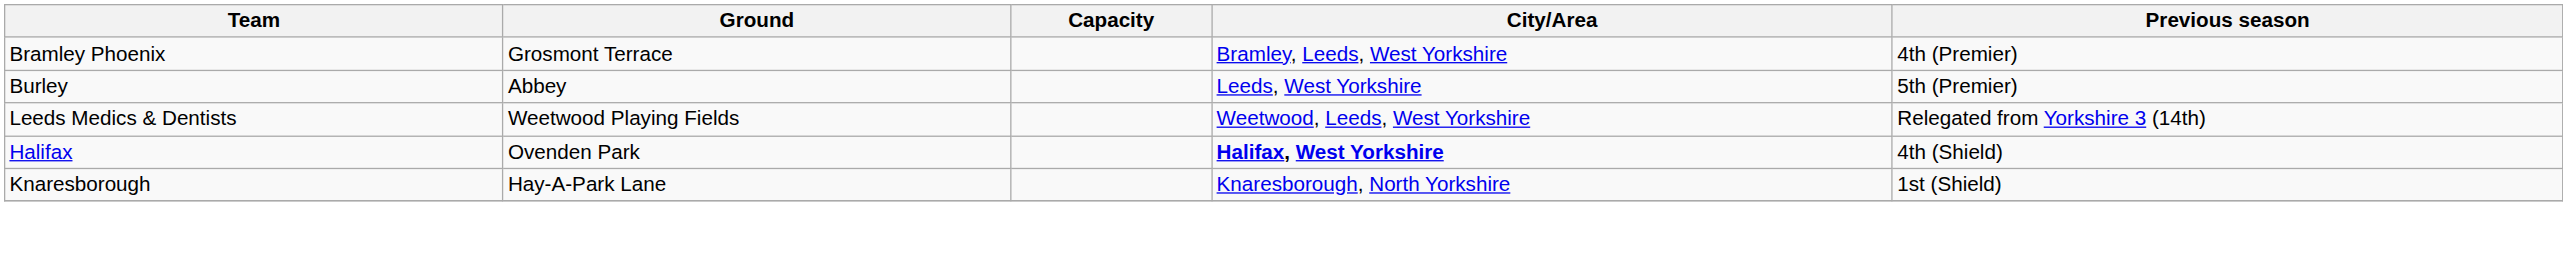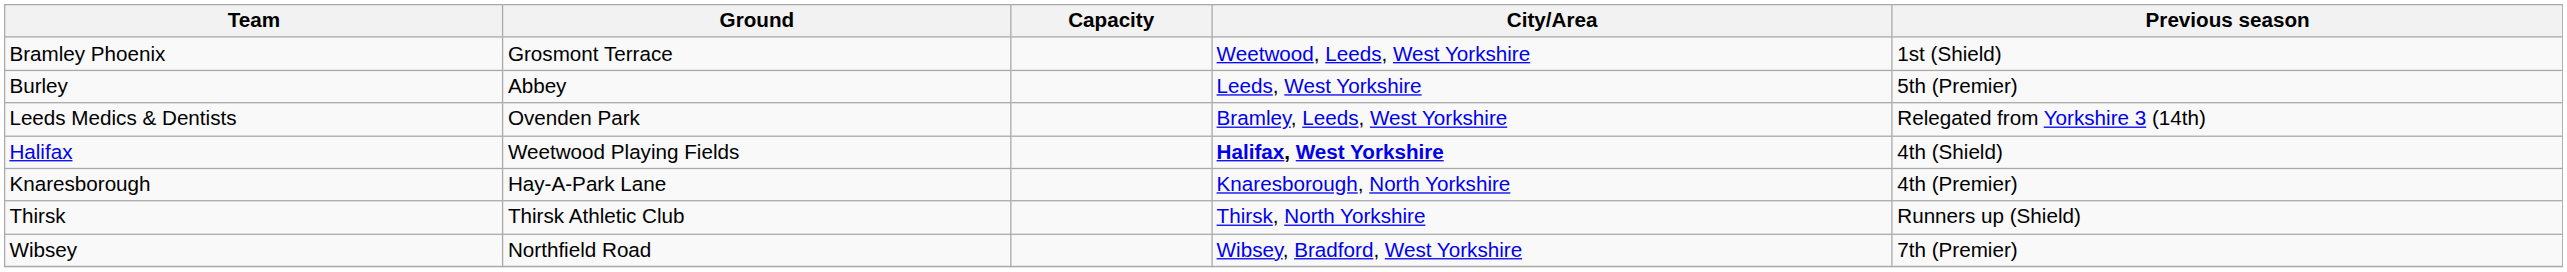(1362, 53) Bramley, Leeds, West Yorkshire -> (1373, 53) Weetwood, Leeds, West Yorkshire
(1957, 53) 4th (Premier) -> (1949, 53) 1st (Shield)
(624, 119) Weetwood Playing Fields -> (574, 119) Ovenden Park
(1373, 119) Weetwood, Leeds, West Yorkshire -> (1362, 119) Bramley, Leeds, West Yorkshire
(574, 151) Ovenden Park -> (624, 151) Weetwood Playing Fields
(1949, 184) 1st (Shield) -> (1957, 184) 4th (Premier)
+ row: (37, 217)
+ row: (43, 250)
